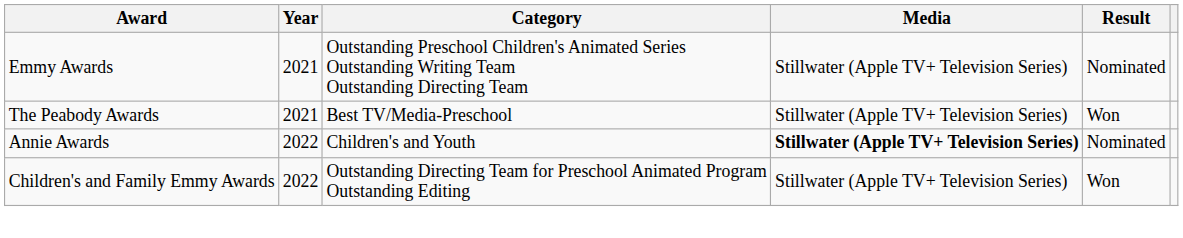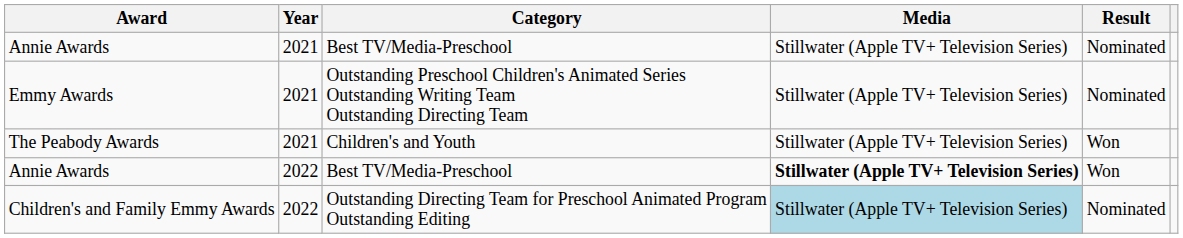+ row: (59, 46)
(419, 114) Best TV/Media-Preschool -> (401, 143) Children's and Youth
(401, 143) Children's and Youth -> (419, 171) Best TV/Media-Preschool
(1126, 143) Nominated -> (1103, 171) Won
(921, 181) no background -> (921, 209) lightblue background
(1103, 181) Won -> (1126, 209) Nominated
